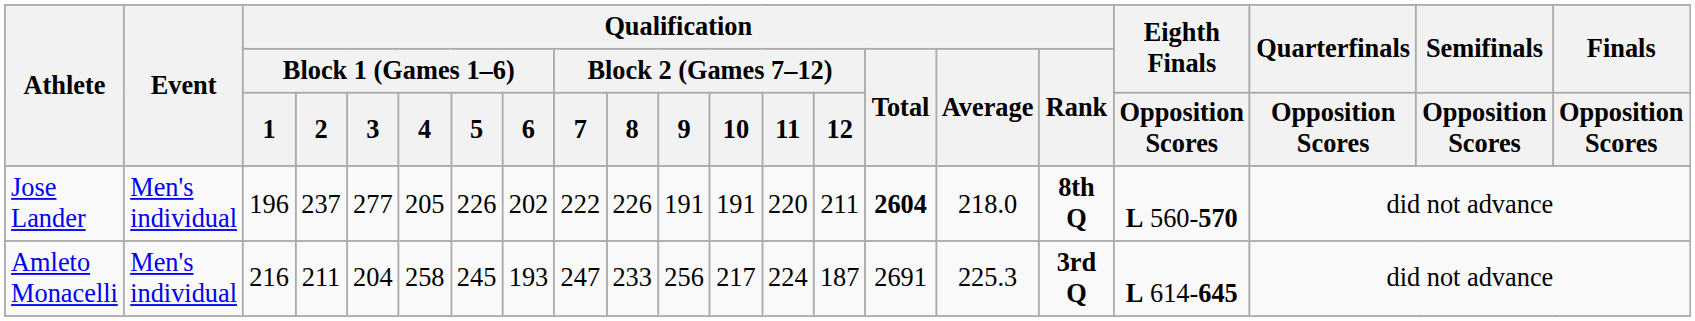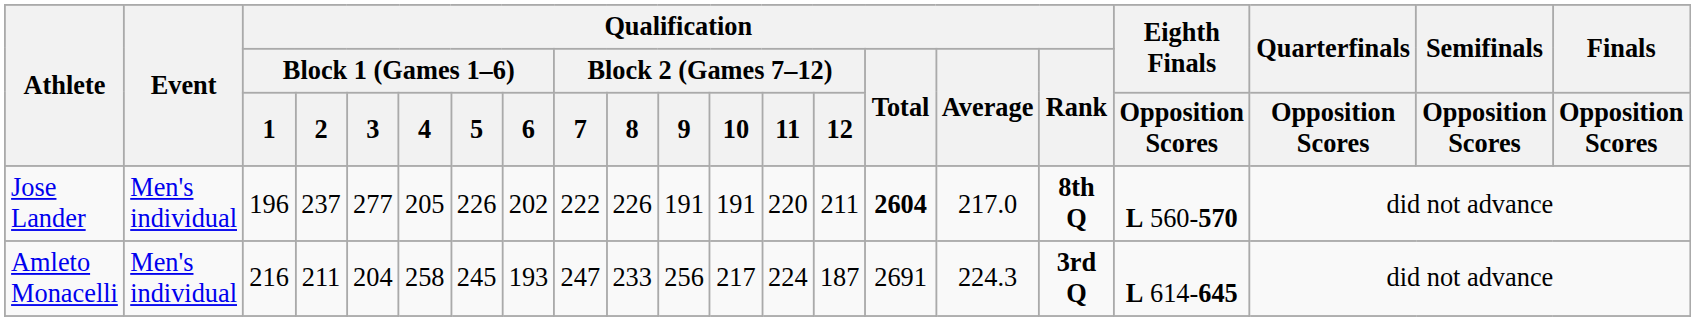(988, 203) 218.0 -> (988, 203) 217.0
(988, 278) 225.3 -> (988, 278) 224.3
